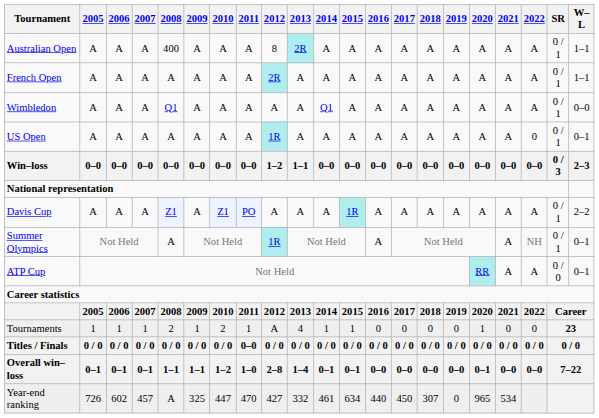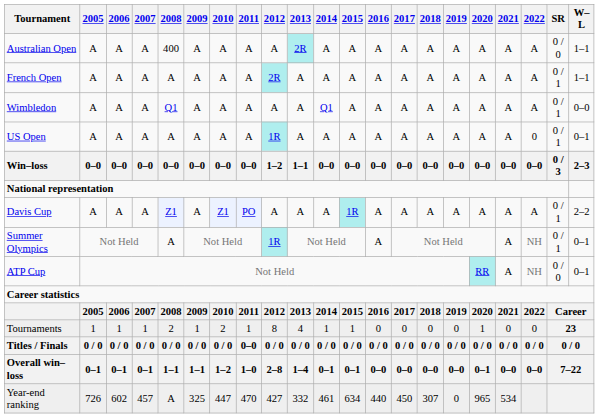(274, 48) 8 -> (274, 48) A
(558, 48) 0 / 1 -> (558, 48) 0 / 0
(534, 270) A -> (534, 270) NH
(274, 328) A -> (274, 328) 8
